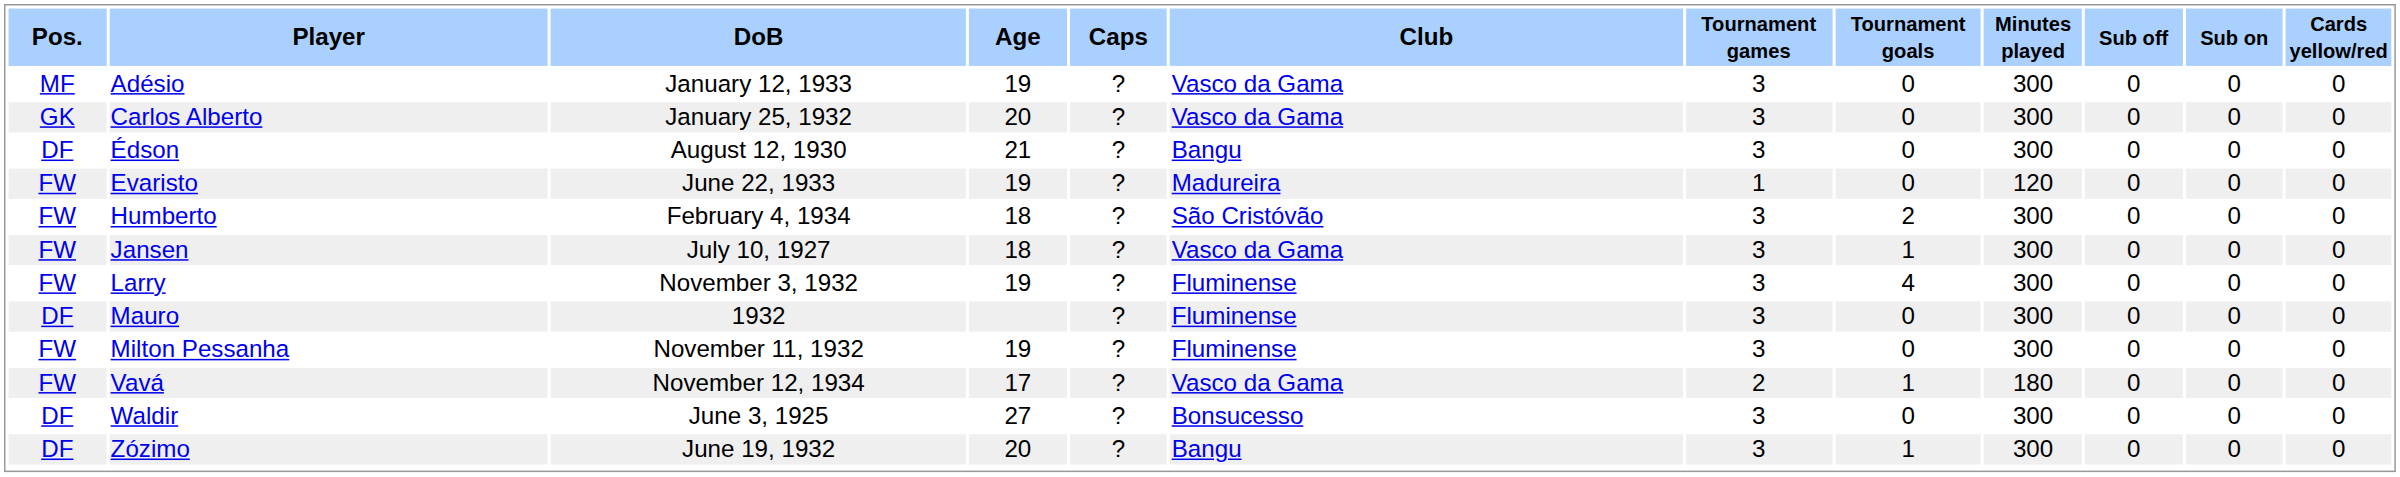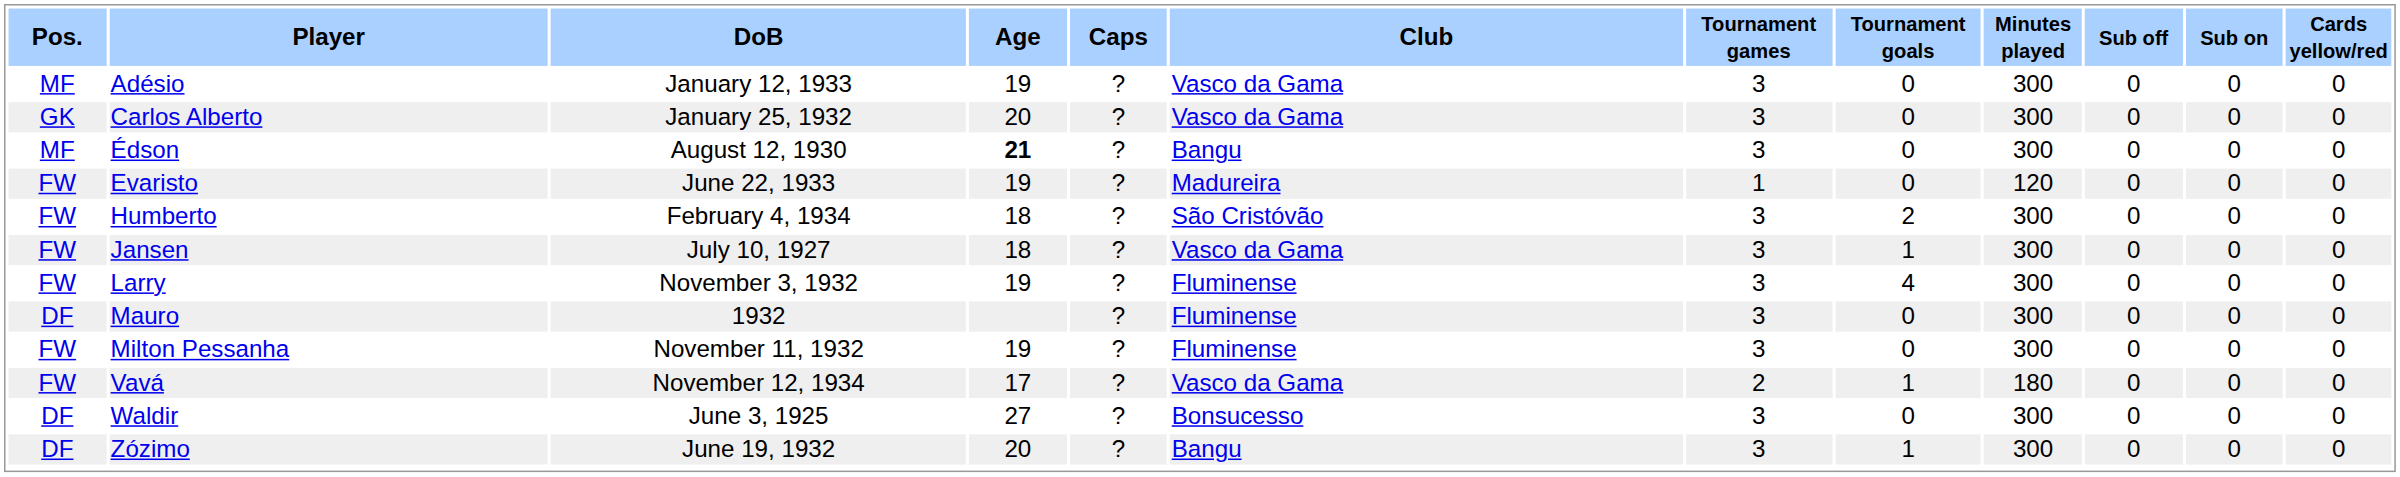(57, 150) DF -> (57, 150) MF
(1018, 150) normal -> (1018, 150) bold
